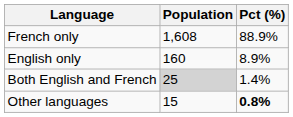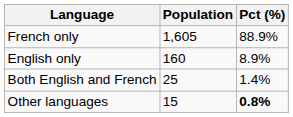(180, 36) 1,608 -> (180, 36) 1,605
(170, 79) lightgrey background -> (170, 79) no background
